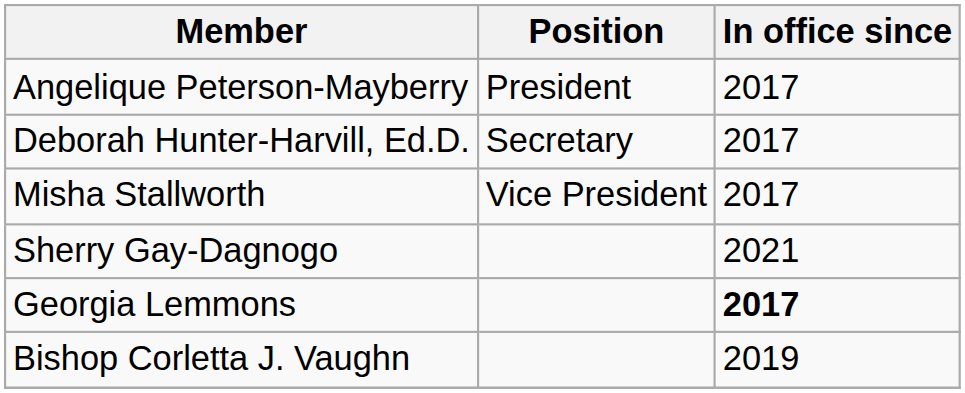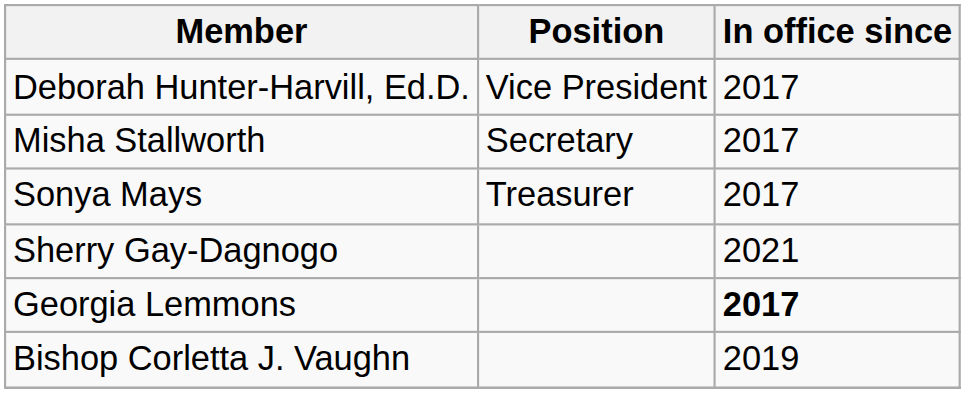- row: (241, 86)
(559, 140) Secretary -> (596, 86) Vice President
(596, 195) Vice President -> (559, 140) Secretary
+ row: (108, 195)
